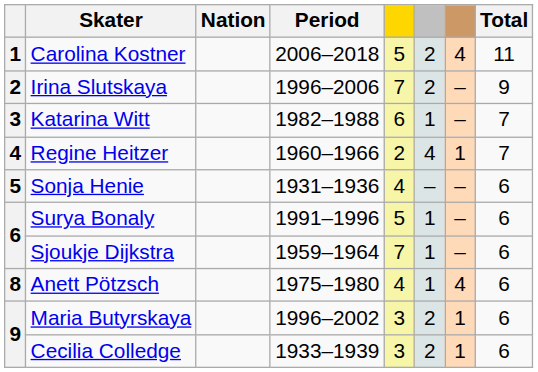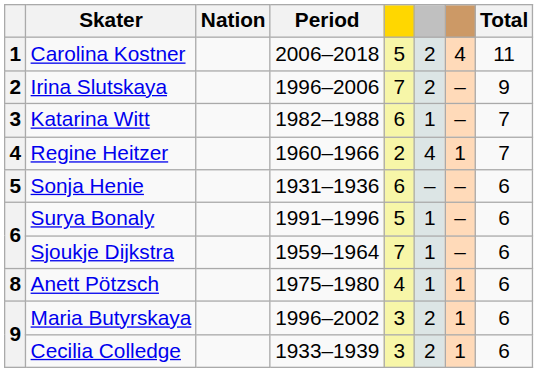(399, 185) 4 -> (399, 185) 6
(460, 284) 4 -> (460, 284) 1
